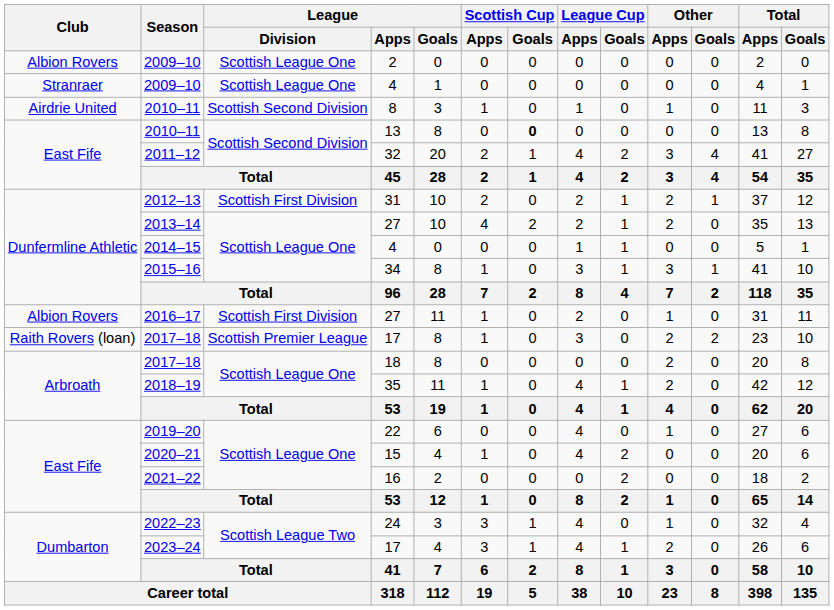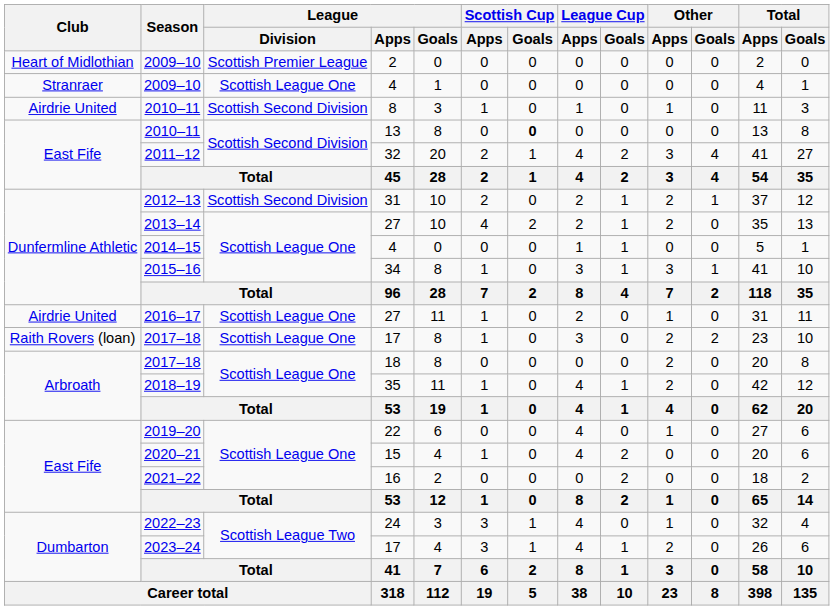(73, 62) Albion Rovers -> (73, 62) Heart of Midlothian
(288, 62) Scottish League One -> (288, 62) Scottish Premier League
(288, 200) Scottish First Division -> (288, 200) Scottish Second Division
(73, 316) Albion Rovers -> (73, 316) Airdrie United
(288, 316) Scottish First Division -> (288, 316) Scottish League One
(288, 339) Scottish Premier League -> (288, 339) Scottish League One
